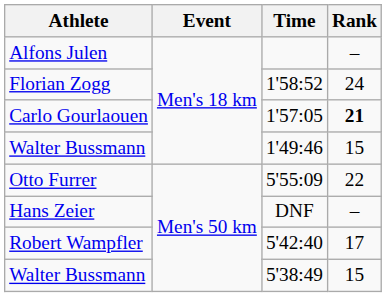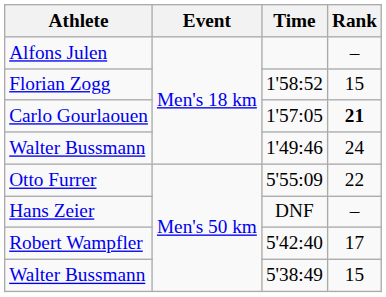(355, 84) 24 -> (355, 84) 15
(355, 148) 15 -> (355, 148) 24
